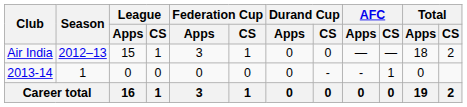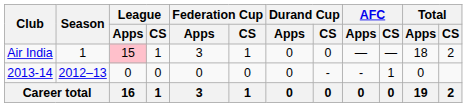(83, 54) 2012–13 -> (83, 54) 1
(128, 54) no background -> (128, 54) pink background
(83, 73) 1 -> (83, 73) 2012–13
